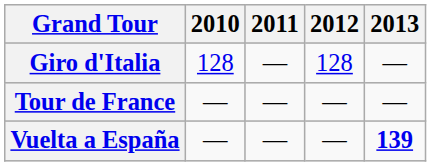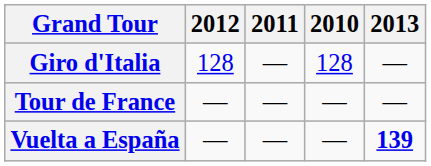columns swapped: (215, 23) <-> (334, 23)
